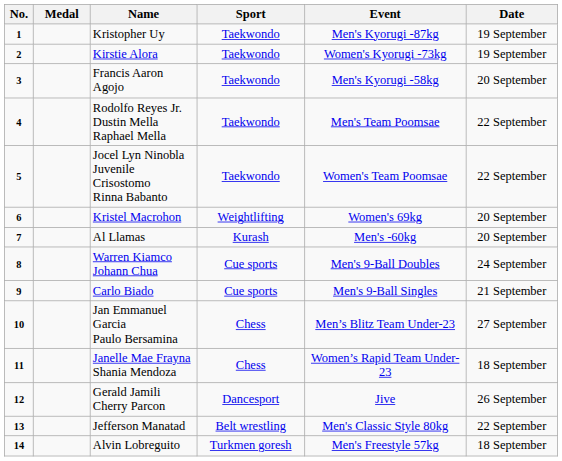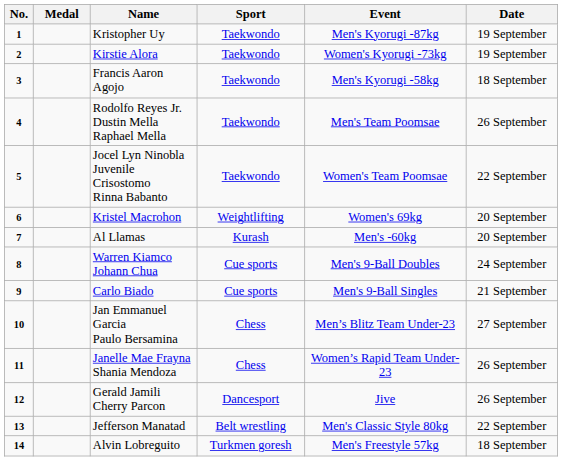(512, 80) 20 September -> (512, 80) 18 September
(512, 121) 22 September -> (512, 121) 26 September
(512, 365) 18 September -> (512, 365) 26 September
